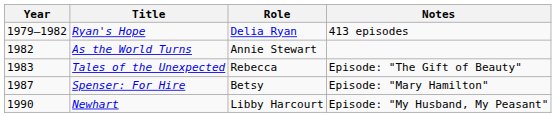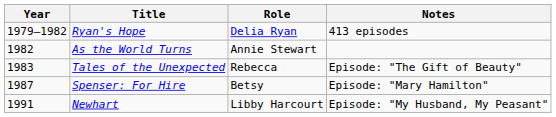(20, 103) 1990 -> (20, 103) 1991
